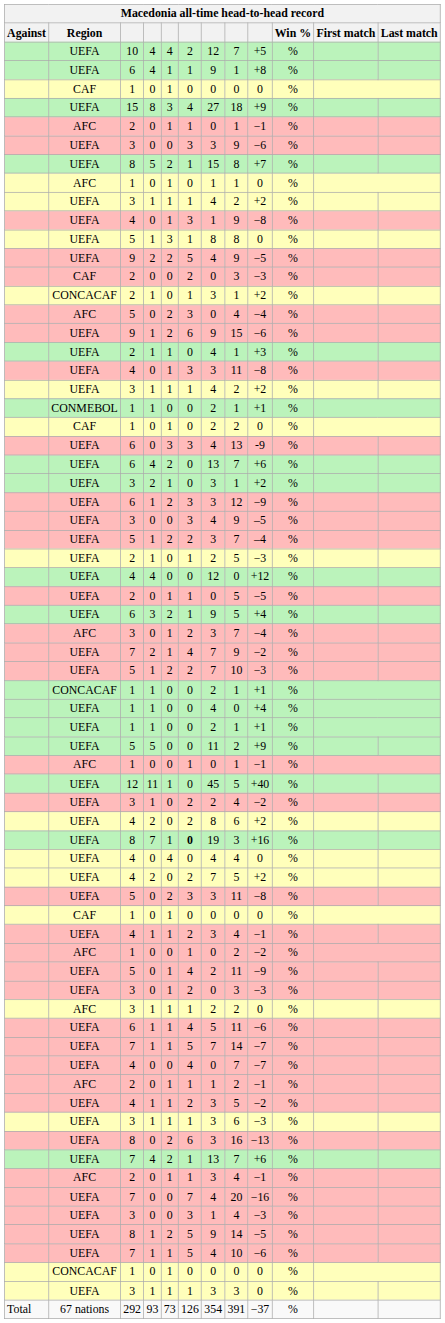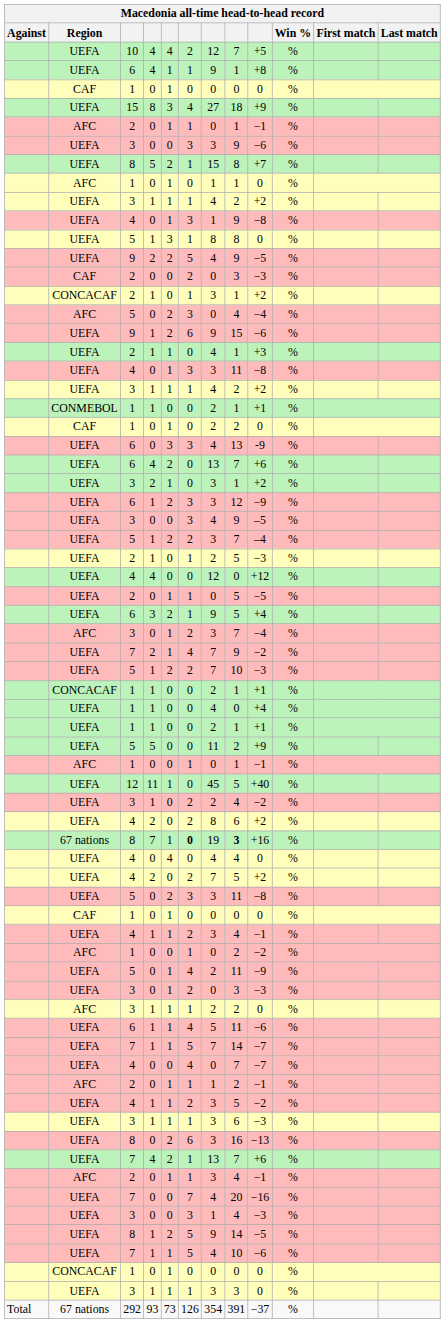(85, 840) UEFA -> (85, 840) 67 nations
(236, 840) normal -> (236, 840) bold
